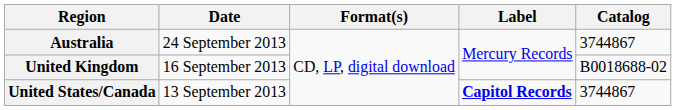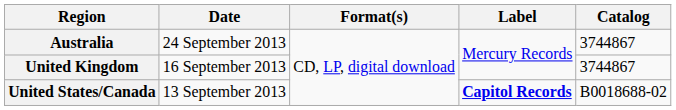(623, 67) B0018688-02 -> (608, 67) 3744867
(608, 92) 3744867 -> (623, 92) B0018688-02
